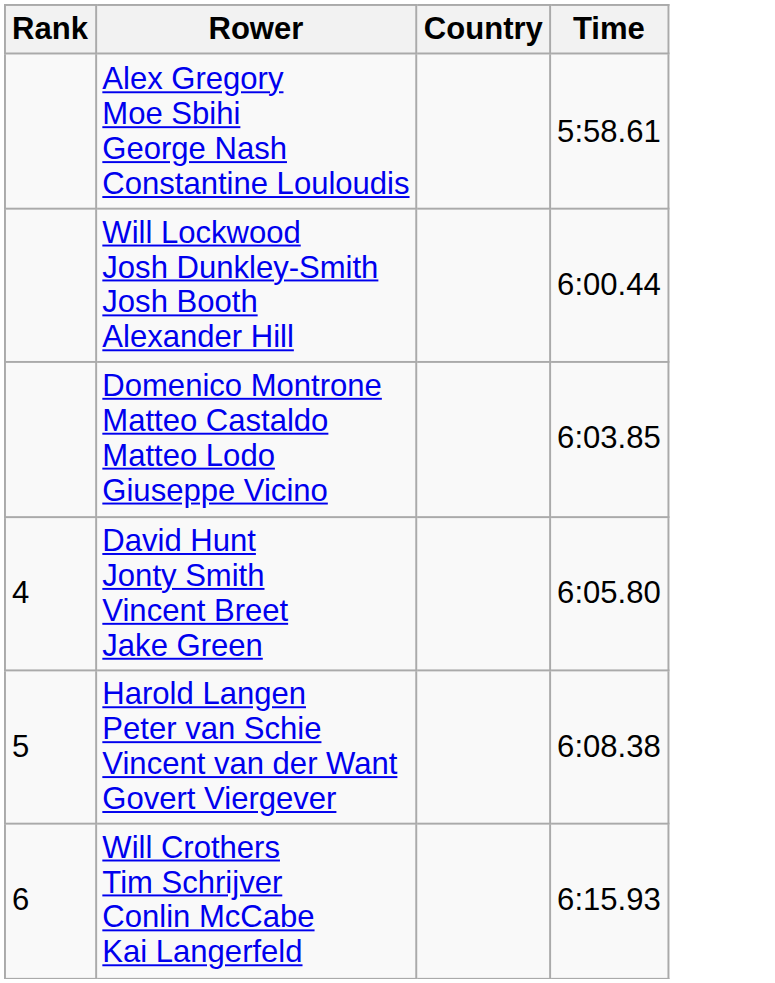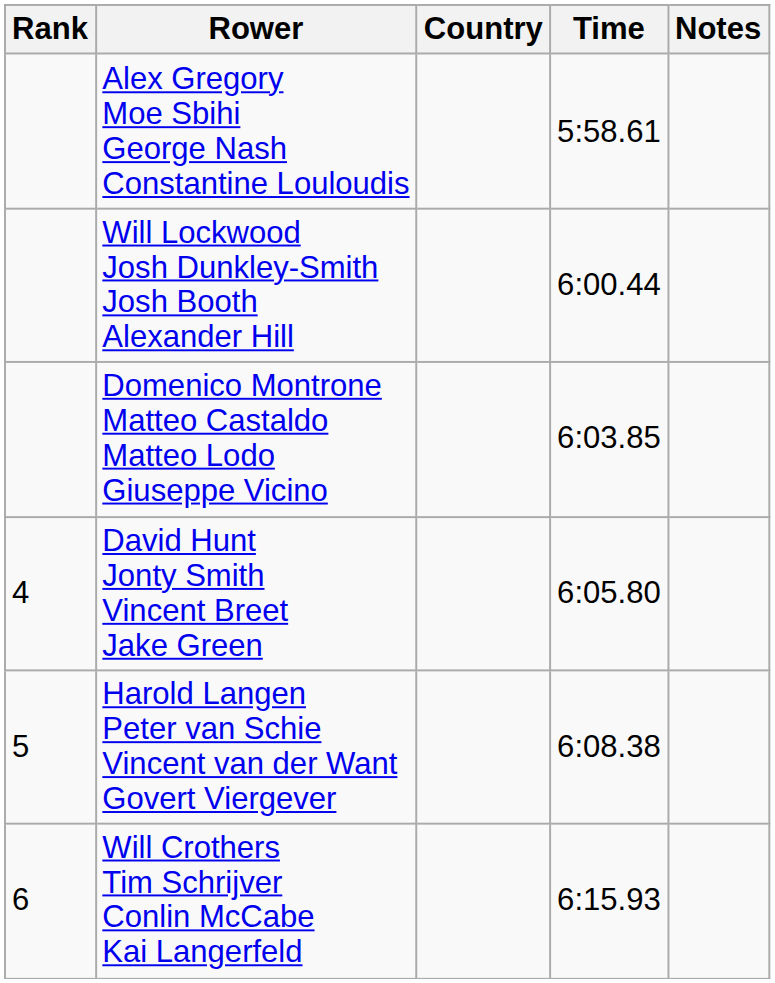+ column: (718, 29)
